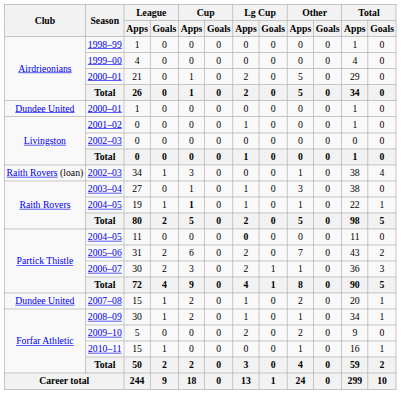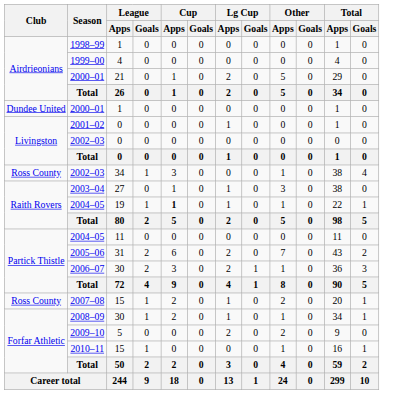(45, 173) Raith Rovers (loan) -> (36, 173) Ross County
(246, 237) bold -> (228, 237) normal
(45, 301) Dundee United -> (36, 301) Ross County
